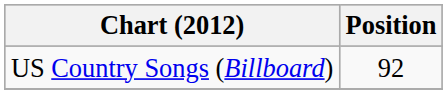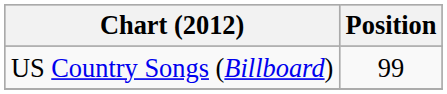(391, 67) 92 -> (391, 67) 99
